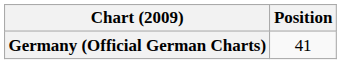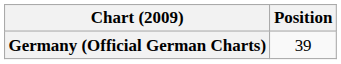(303, 44) 41 -> (303, 44) 39
